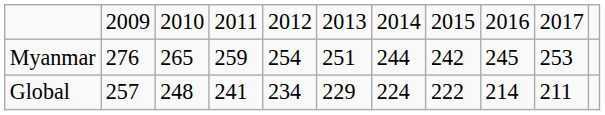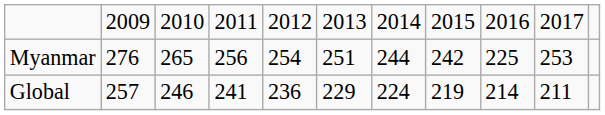(231, 57) 259 -> (231, 57) 256
(502, 57) 245 -> (502, 57) 225
(177, 92) 248 -> (177, 92) 246
(285, 92) 234 -> (285, 92) 236
(448, 92) 222 -> (448, 92) 219
